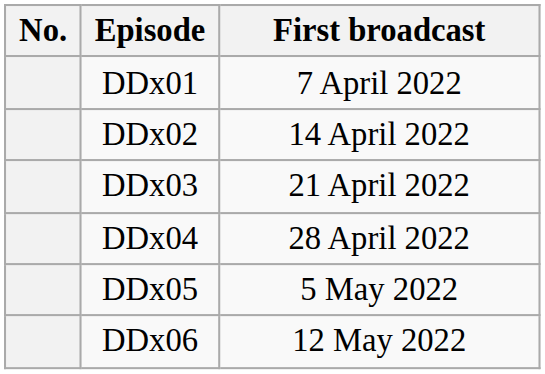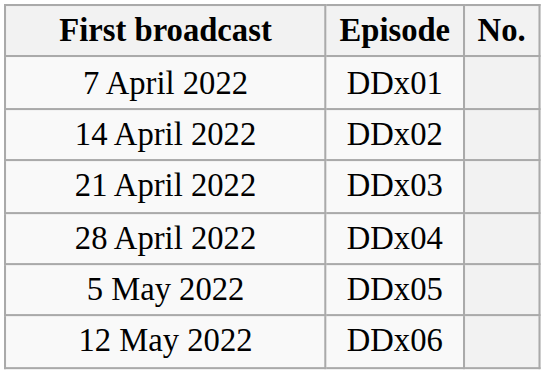columns swapped: (43, 30) <-> (379, 30)
